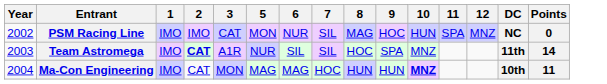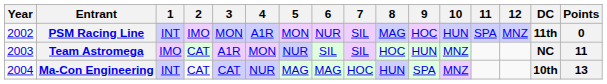+ column: (262, 14)
(170, 33) IMO -> (170, 33) INT
(230, 33) CAT -> (229, 33) MON
(513, 33) NC -> (546, 33) 11th
(199, 51) bold -> (198, 51) normal
(392, 51) SPA -> (424, 51) HUN
(513, 51) 11th -> (546, 51) NC
(549, 51) 14 -> (581, 51) 11
(170, 70) IMO -> (170, 70) INT
(230, 70) MON -> (229, 70) CAT
(392, 70) HUN -> (424, 70) SPA
(423, 70) bold -> (456, 70) normal
(549, 70) 11 -> (581, 70) 13
